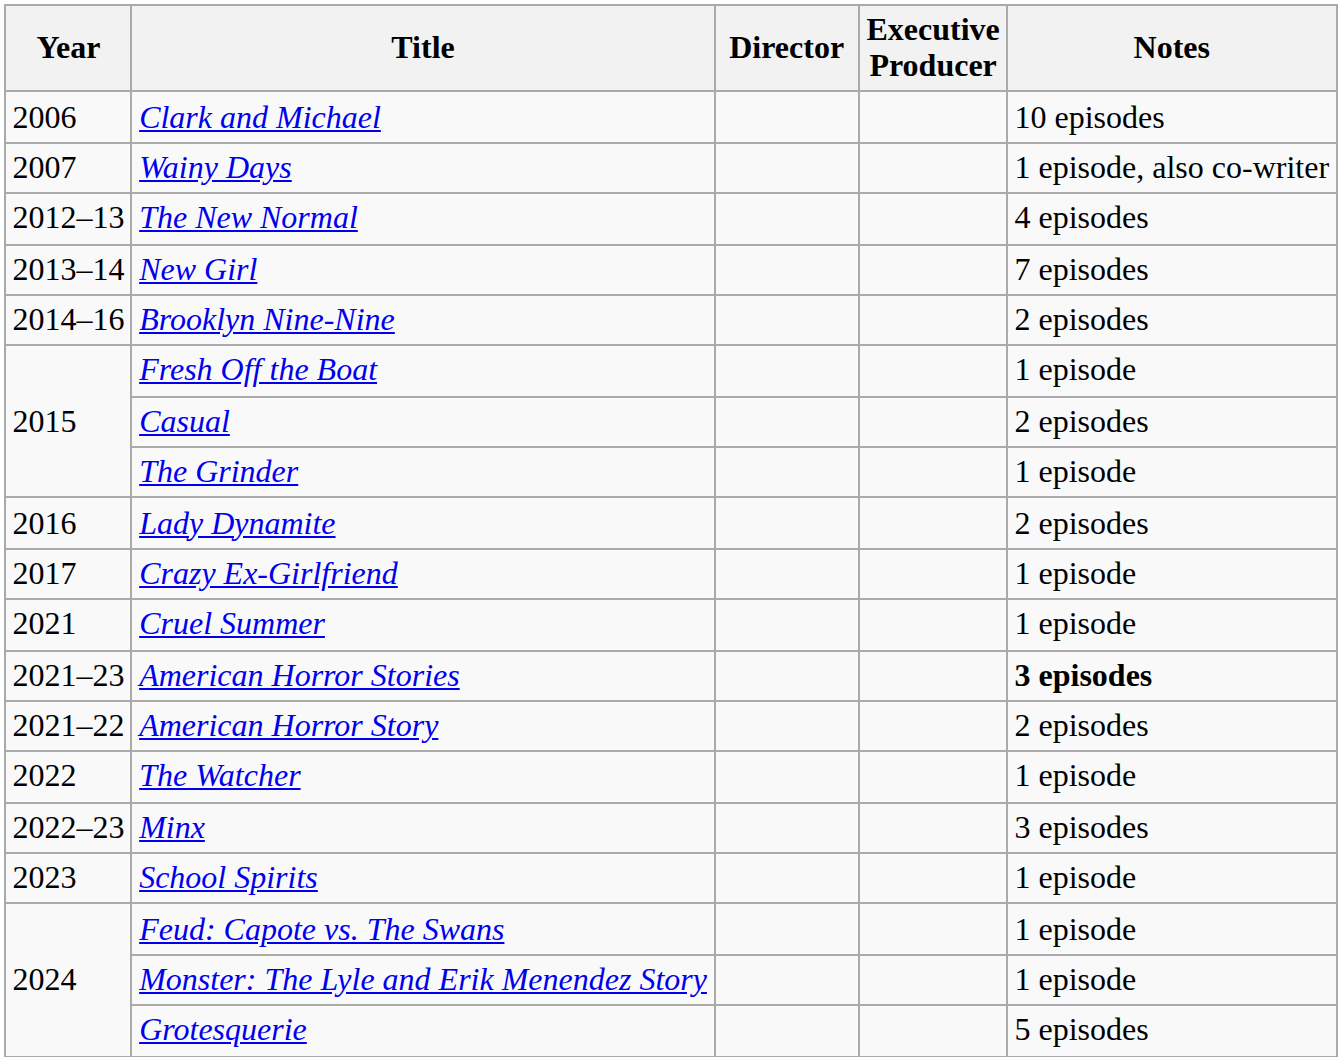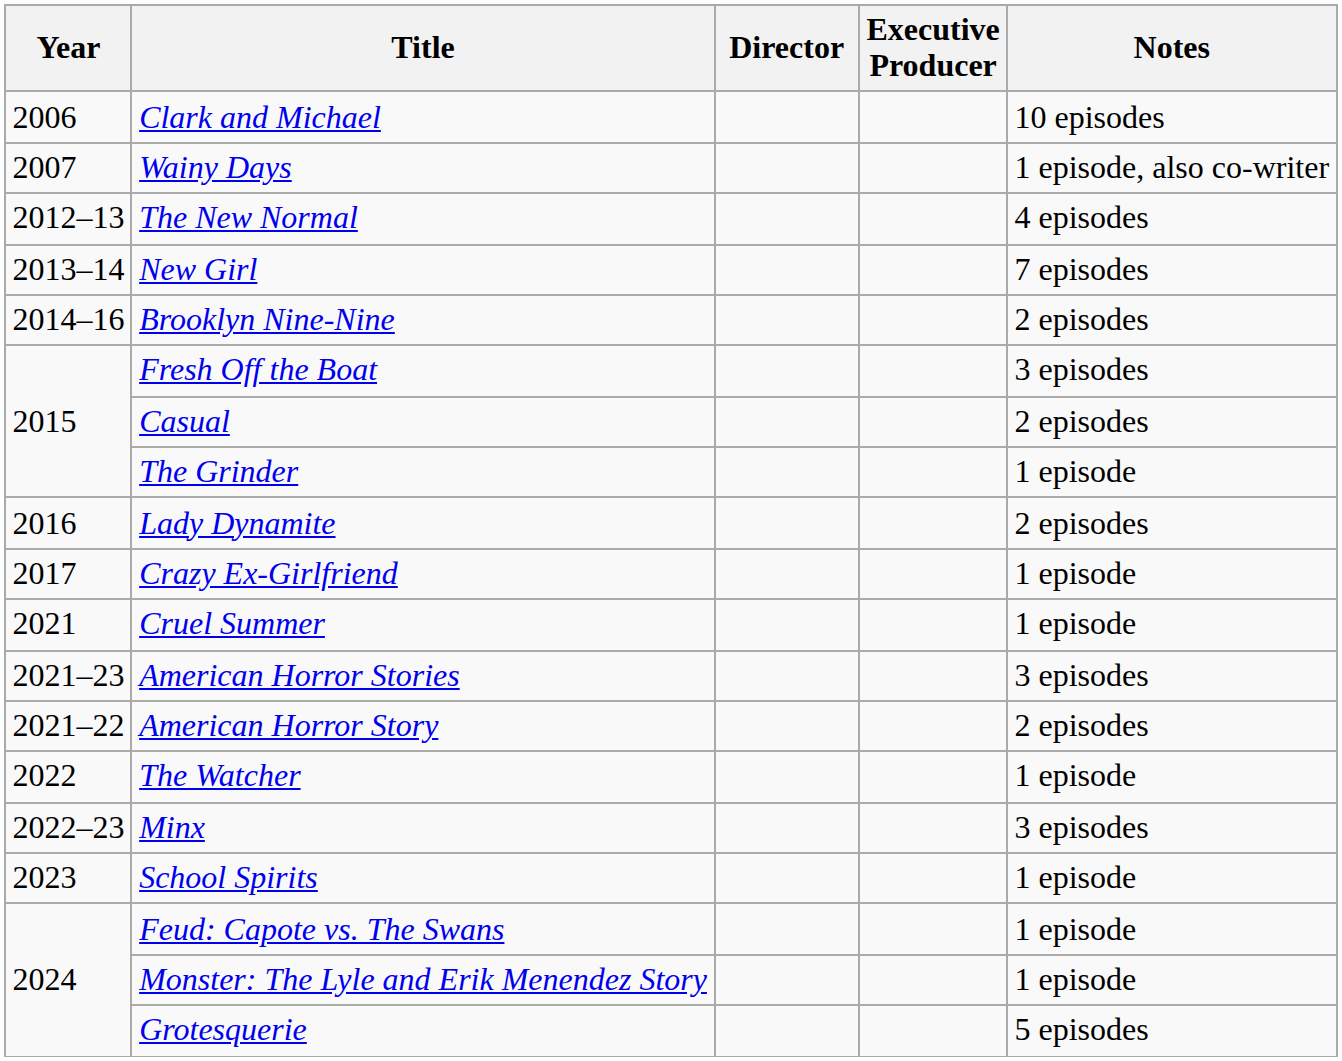(1075, 370) 1 episode -> (1082, 370) 3 episodes
(1083, 674) bold -> (1082, 674) normal
